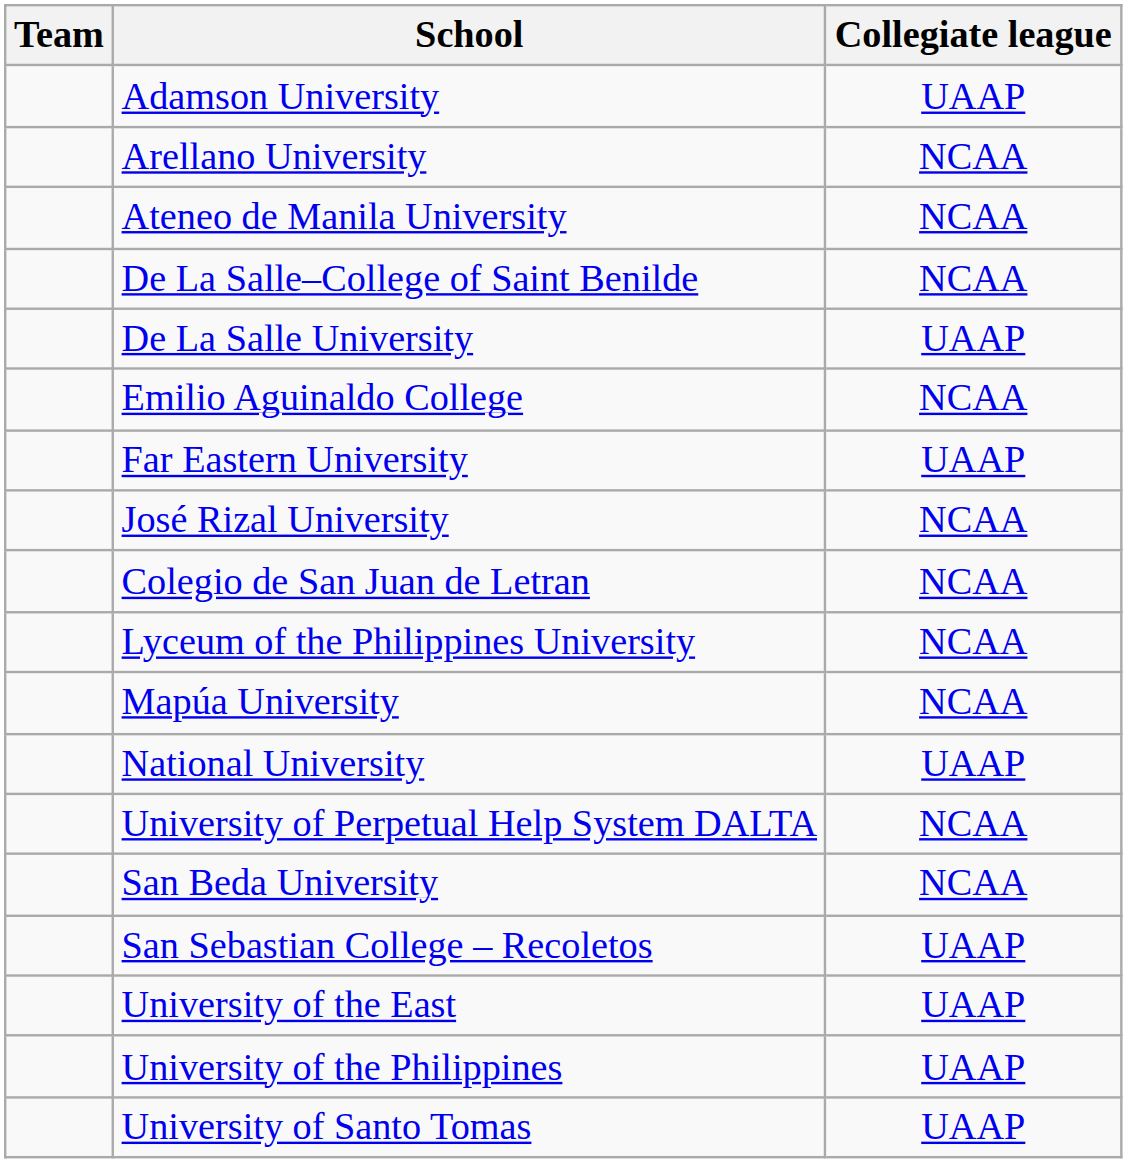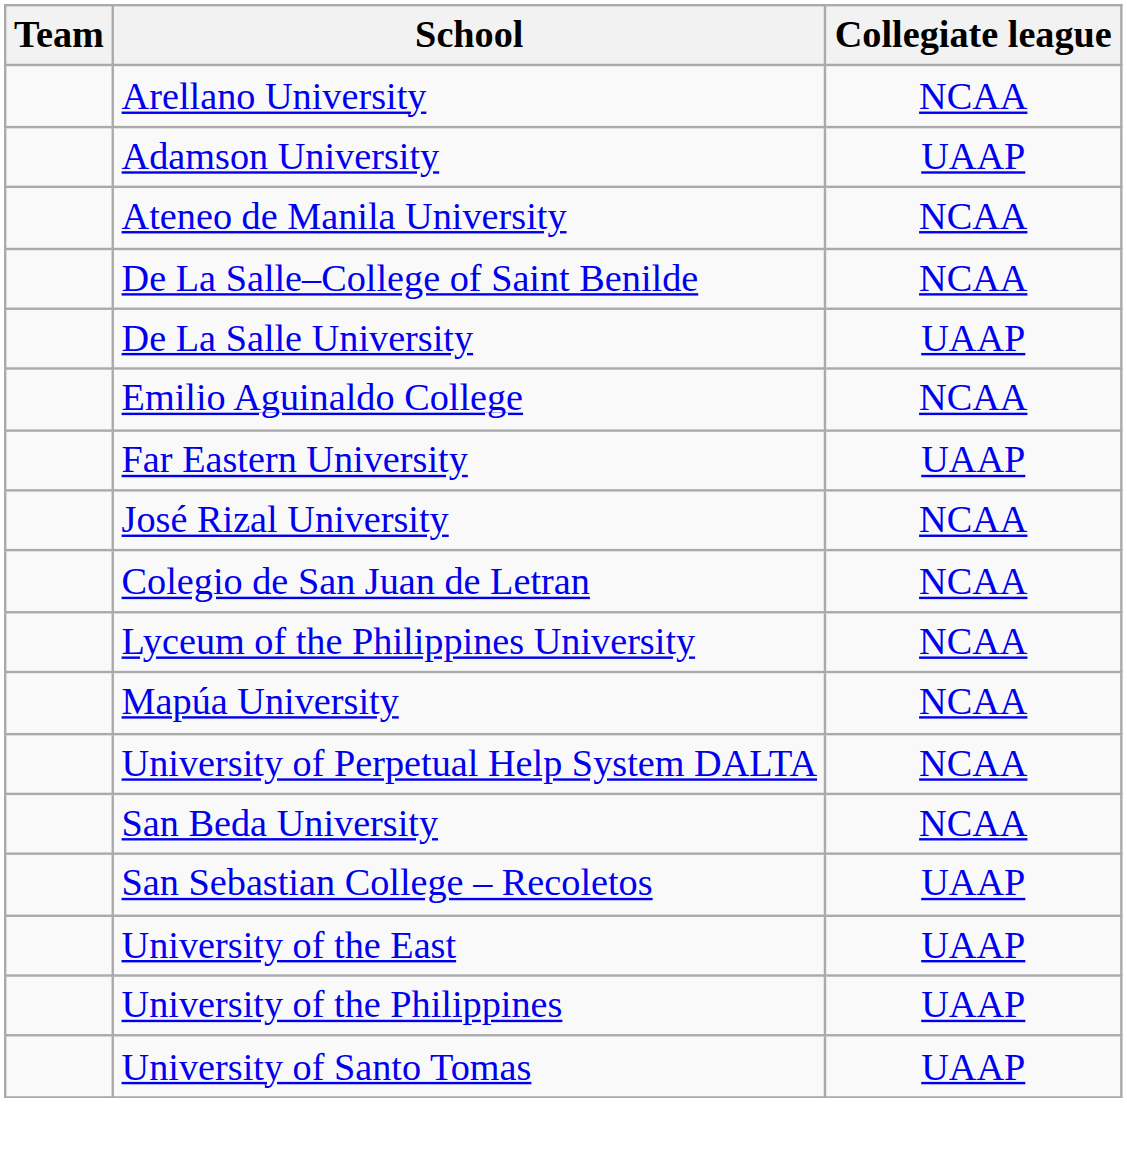rows swapped: (280, 95) <-> (274, 156)
- row: (273, 762)
